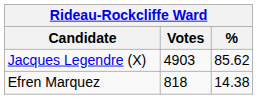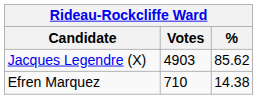(176, 82) 818 -> (176, 82) 710
